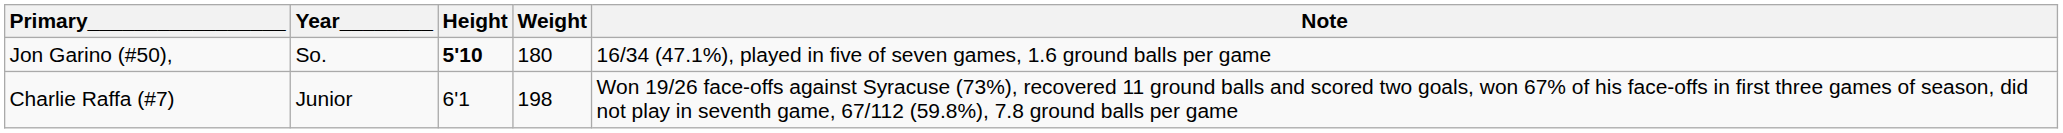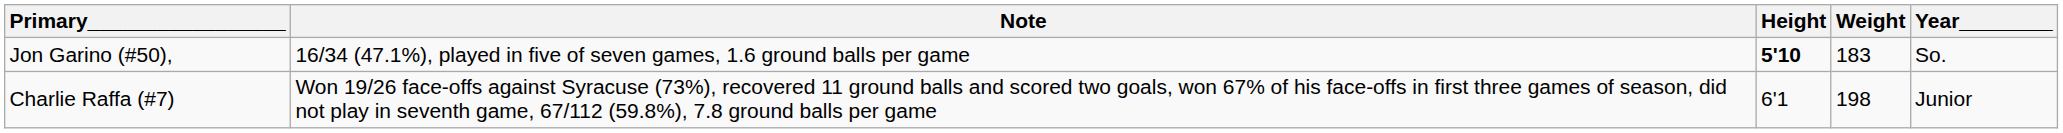columns swapped: (364, 21) <-> (1325, 21)
(535, 54) 180 -> (1853, 54) 183
